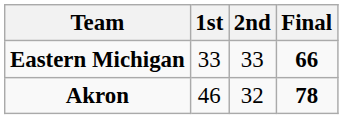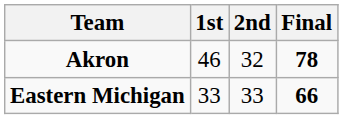rows swapped: (97, 95) <-> (97, 58)
